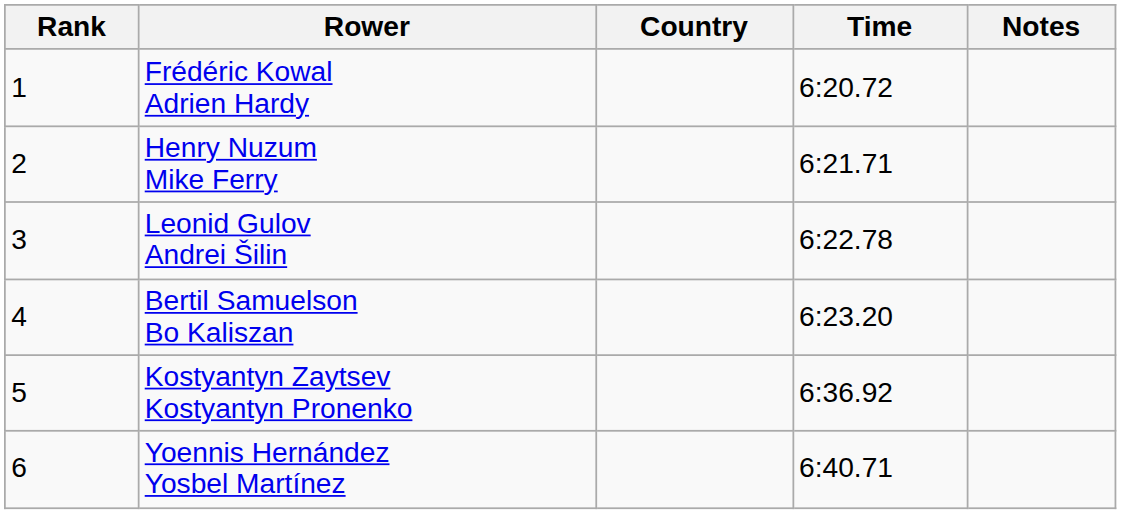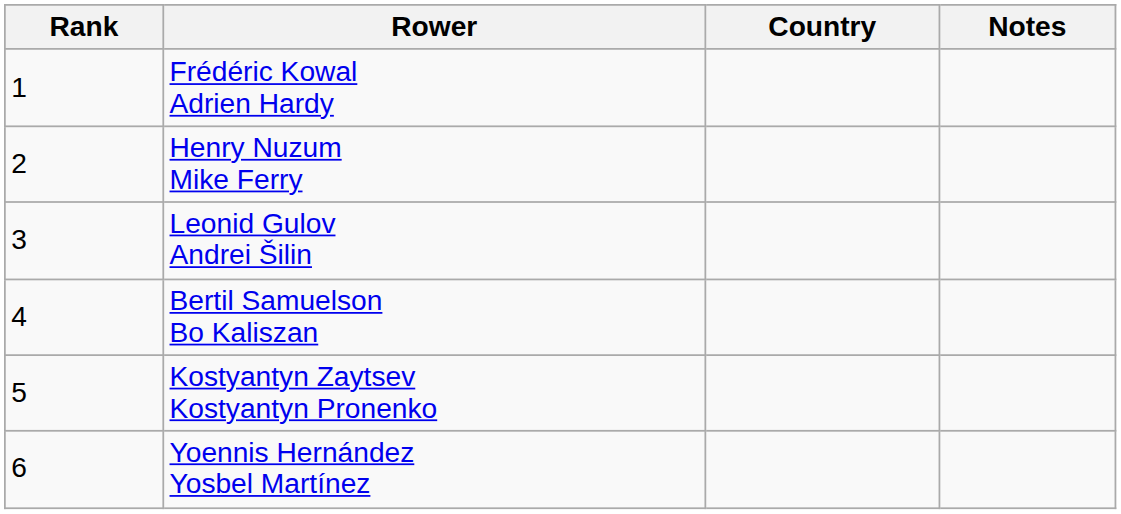- column: (880, 26)
